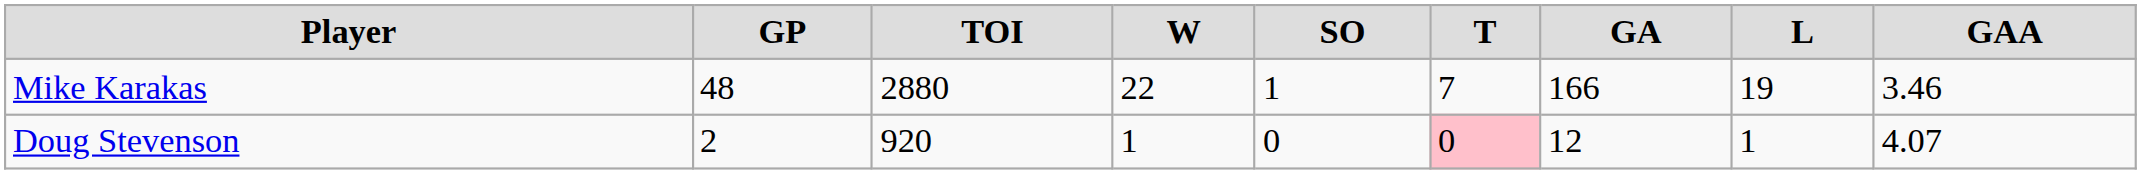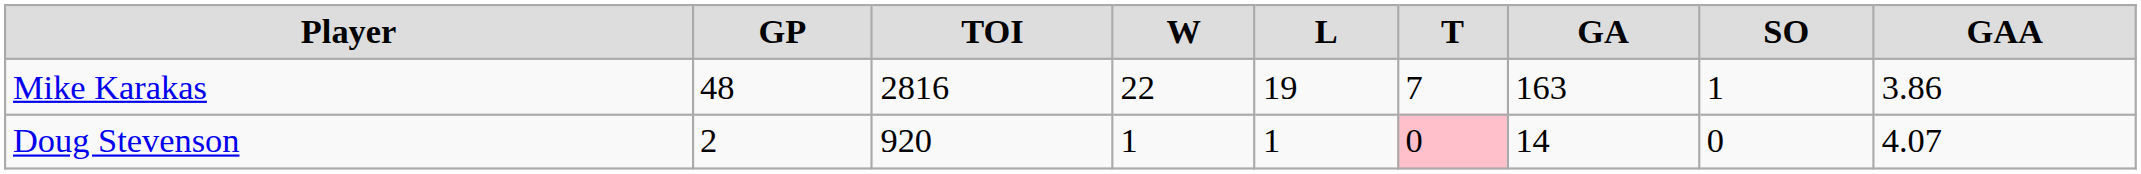columns swapped: (1803, 31) <-> (1343, 31)
(915, 86) 2880 -> (915, 86) 2816
(1574, 86) 166 -> (1541, 86) 163
(1912, 86) 3.46 -> (1912, 86) 3.86
(1565, 140) 12 -> (1533, 140) 14
